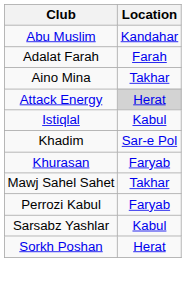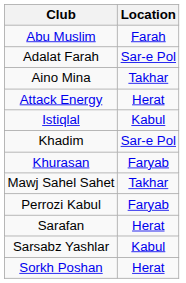(149, 36) Kandahar -> (148, 36) Farah
(149, 57) Farah -> (148, 57) Sar-e Pol
(149, 99) lightgrey background -> (148, 99) no background
+ row: (61, 225)
